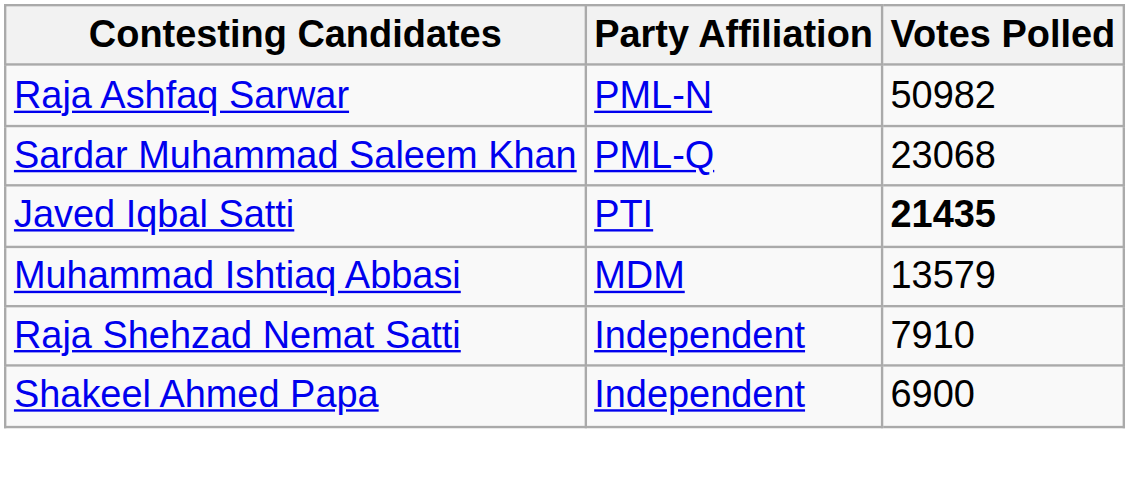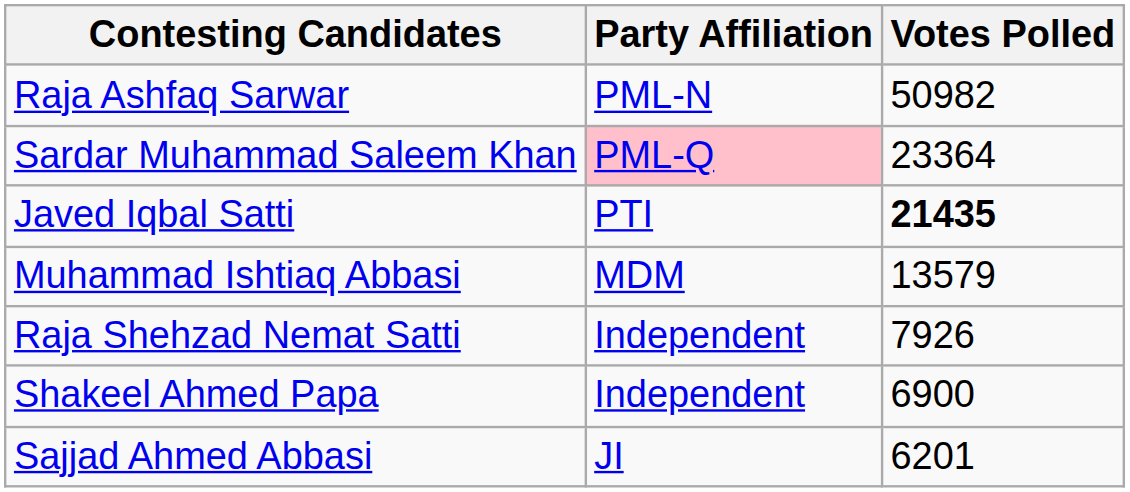(654, 154) no background -> (654, 154) pink background
(943, 154) 23068 -> (943, 154) 23364
(933, 335) 7910 -> (933, 335) 7926
+ row: (193, 455)
